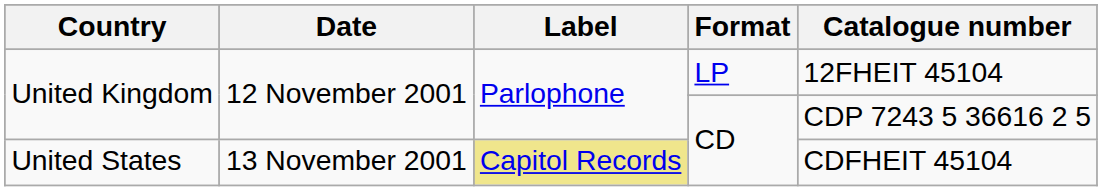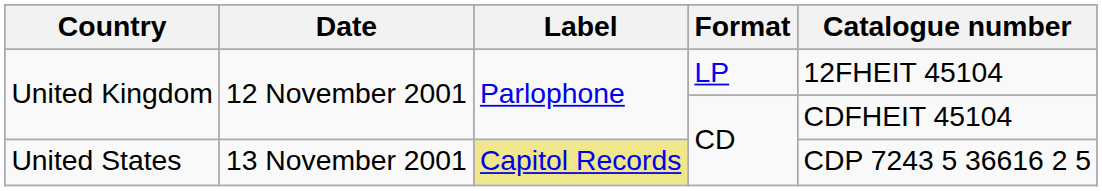(947, 116) CDP 7243 5 36616 2 5 -> (908, 116) CDFHEIT 45104
(908, 161) CDFHEIT 45104 -> (947, 161) CDP 7243 5 36616 2 5
